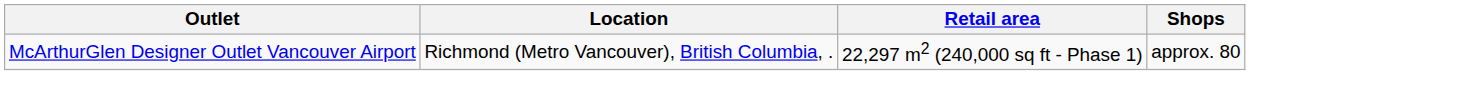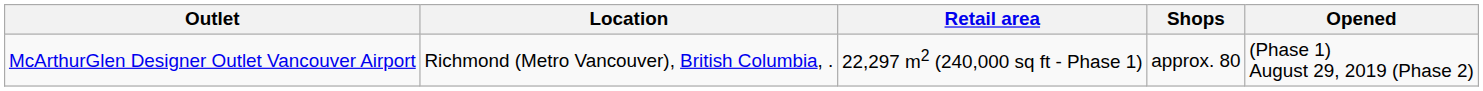+ column: (1361, 19)
